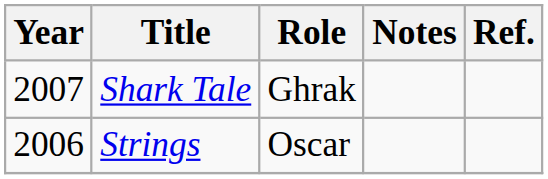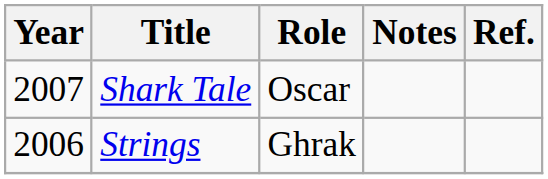(312, 88) Ghrak -> (309, 88) Oscar
(309, 144) Oscar -> (312, 144) Ghrak
